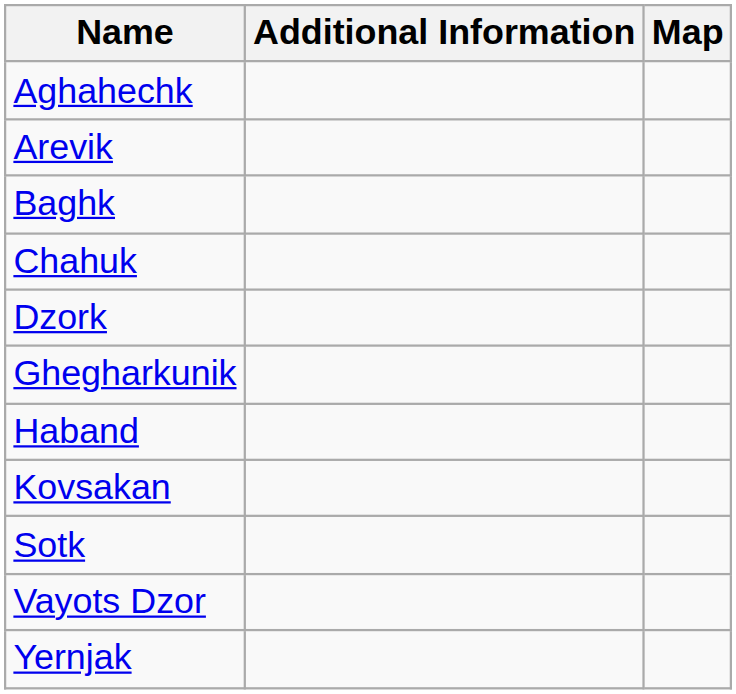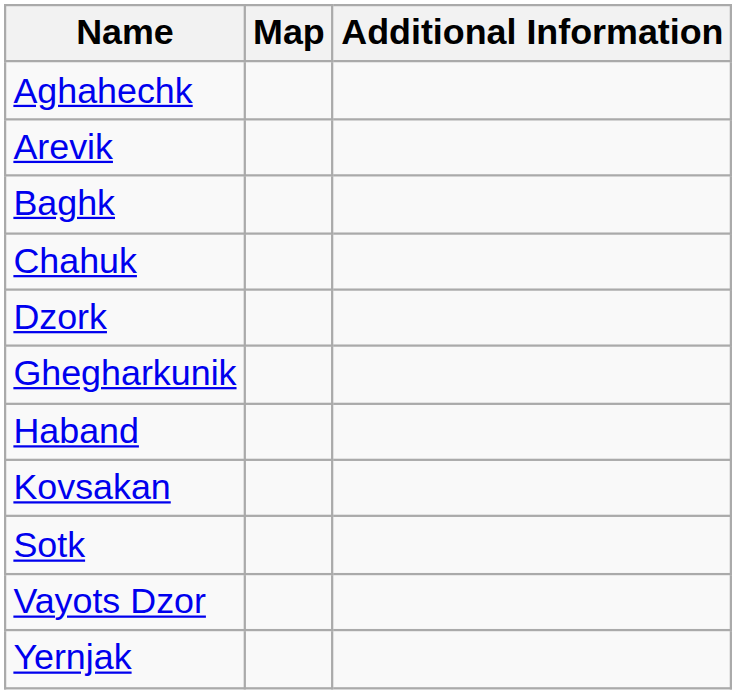columns swapped: (688, 32) <-> (444, 32)
